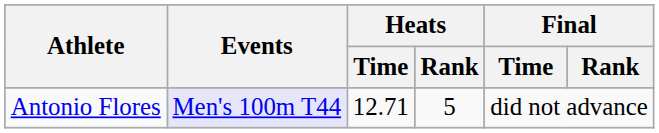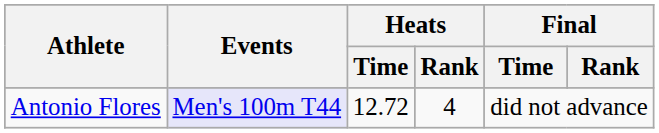(381, 107) 12.71 -> (381, 107) 12.72
(450, 107) 5 -> (450, 107) 4
